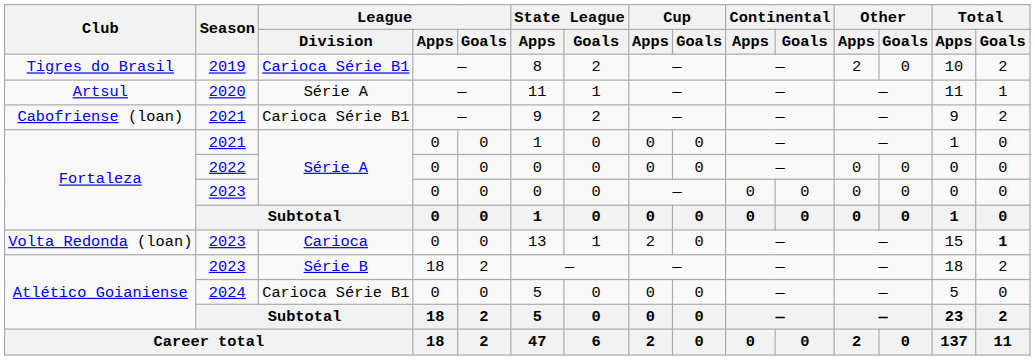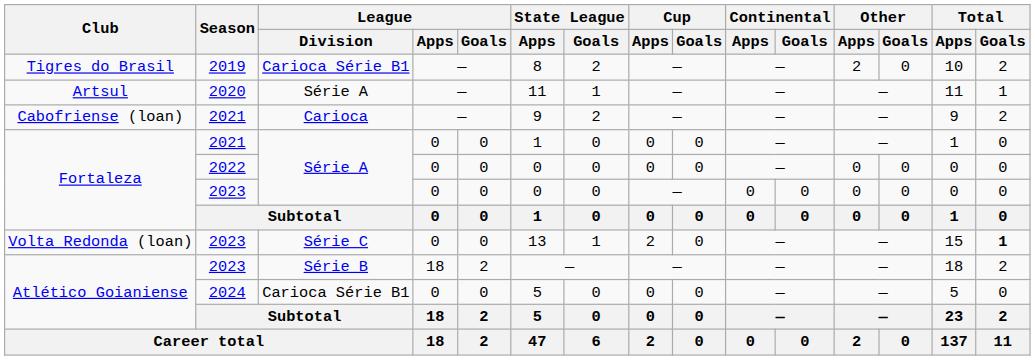(336, 117) Carioca Série B1 -> (336, 117) Carioca
(336, 242) Carioca -> (336, 242) Série C
